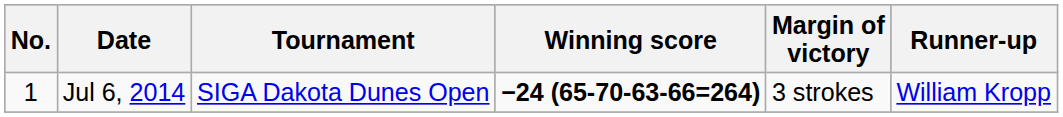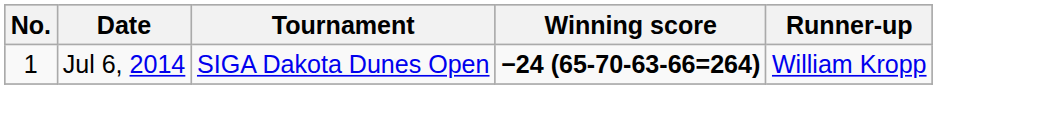- column: (828, 39)
